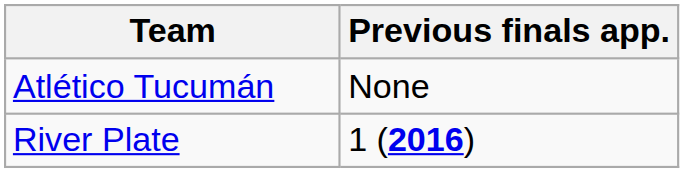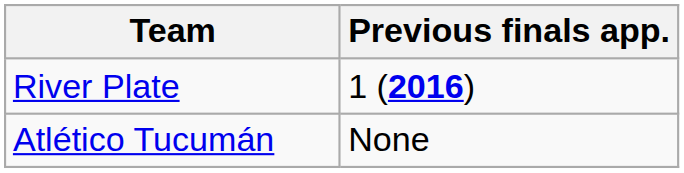rows swapped: (96, 139) <-> (144, 85)
